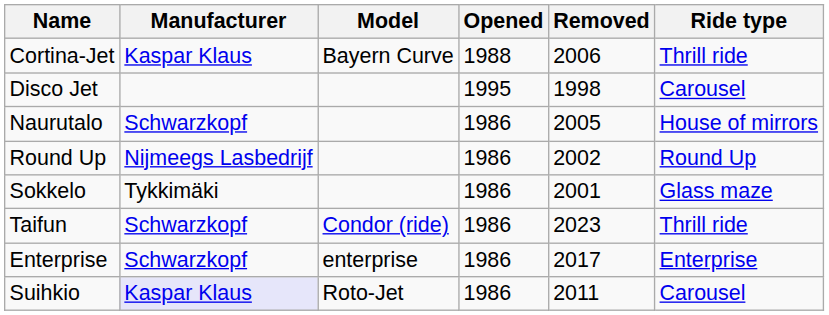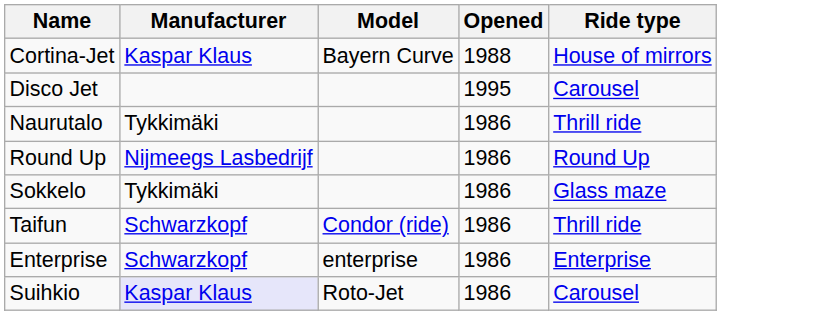- column: (601, 21)
(704, 55) Thrill ride -> (632, 55) House of mirrors
(186, 123) Schwarzkopf -> (171, 123) Tykkimäki
(739, 123) House of mirrors -> (597, 123) Thrill ride
